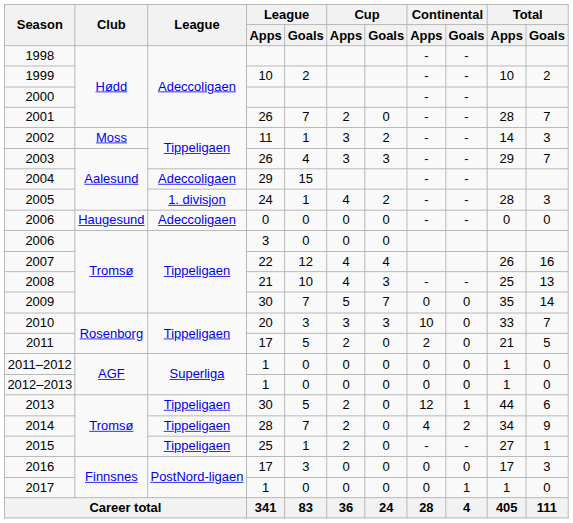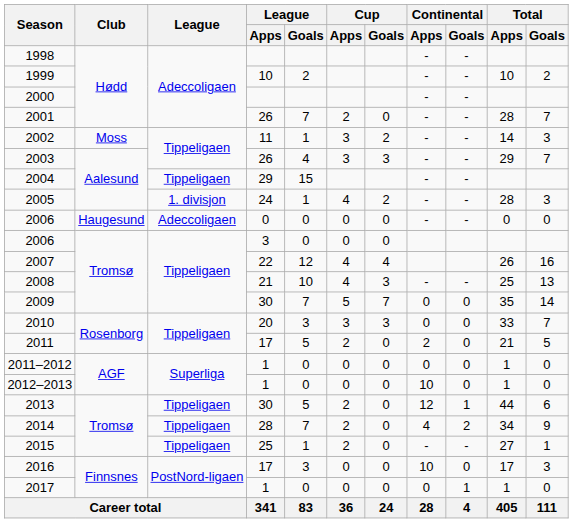(197, 179) Adeccoligaen -> (197, 179) Tippeligaen
(426, 323) 10 -> (426, 323) 0
(426, 384) 0 -> (426, 384) 10
(426, 466) 0 -> (426, 466) 10
